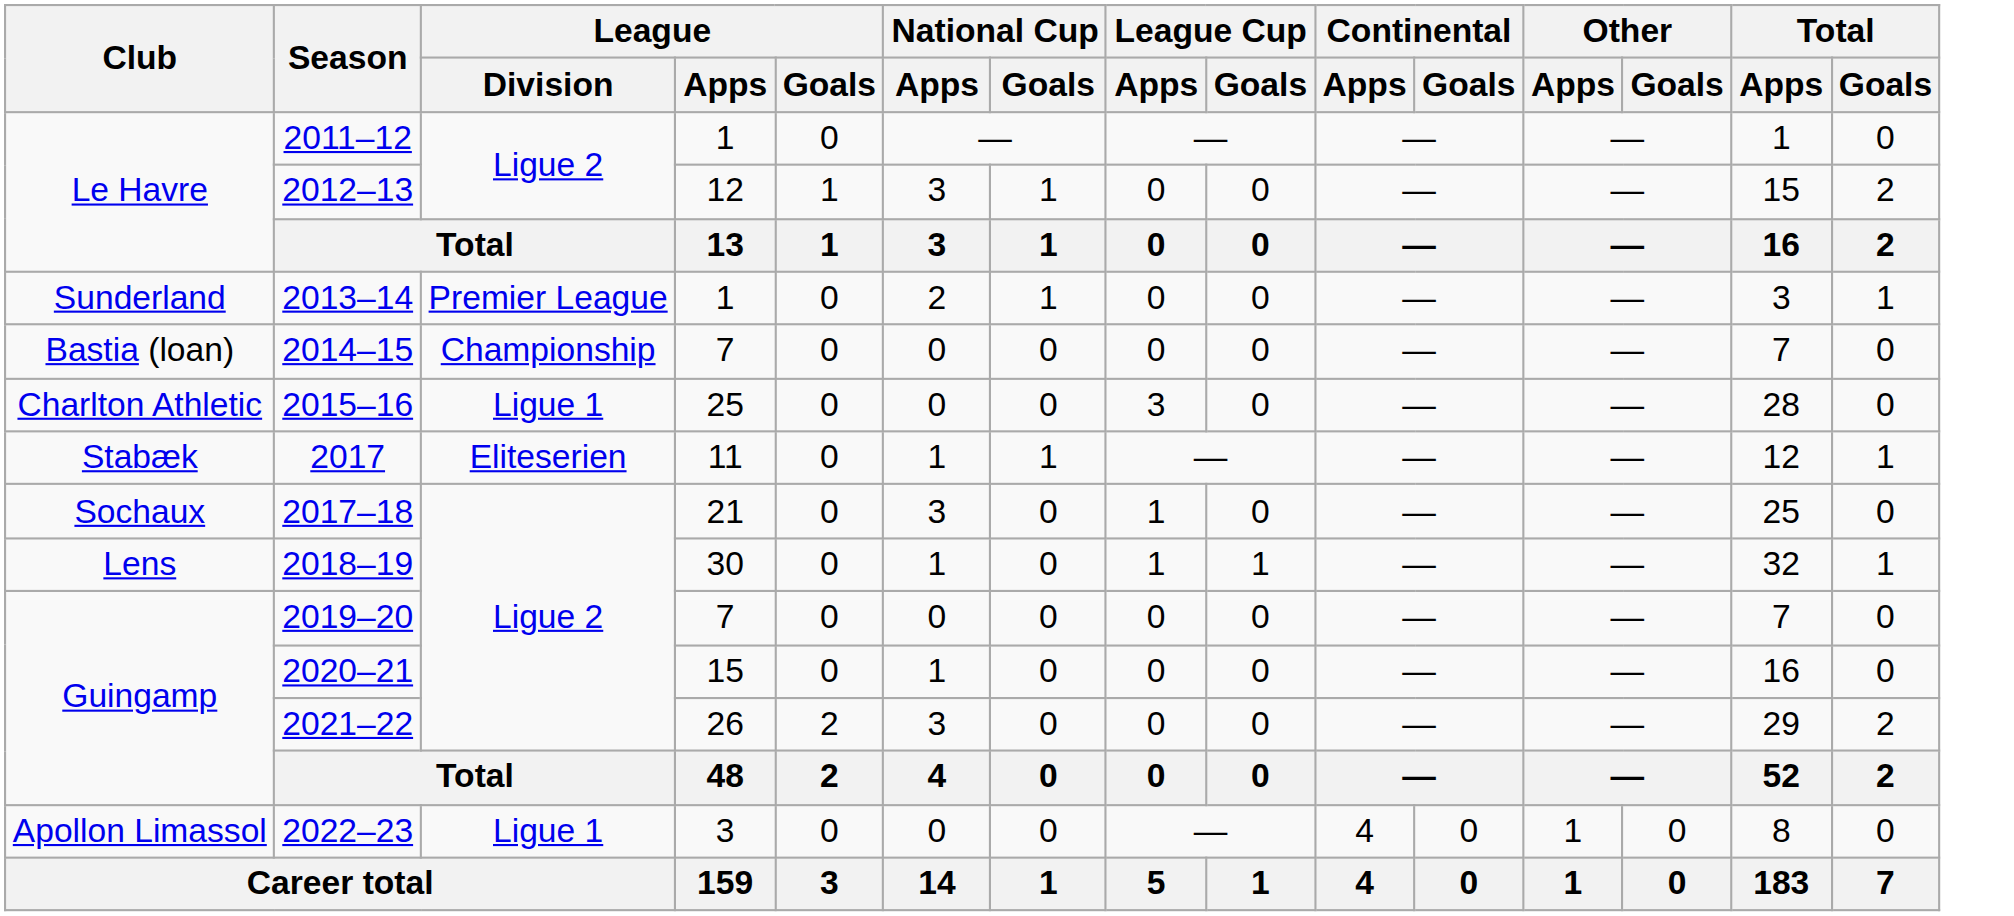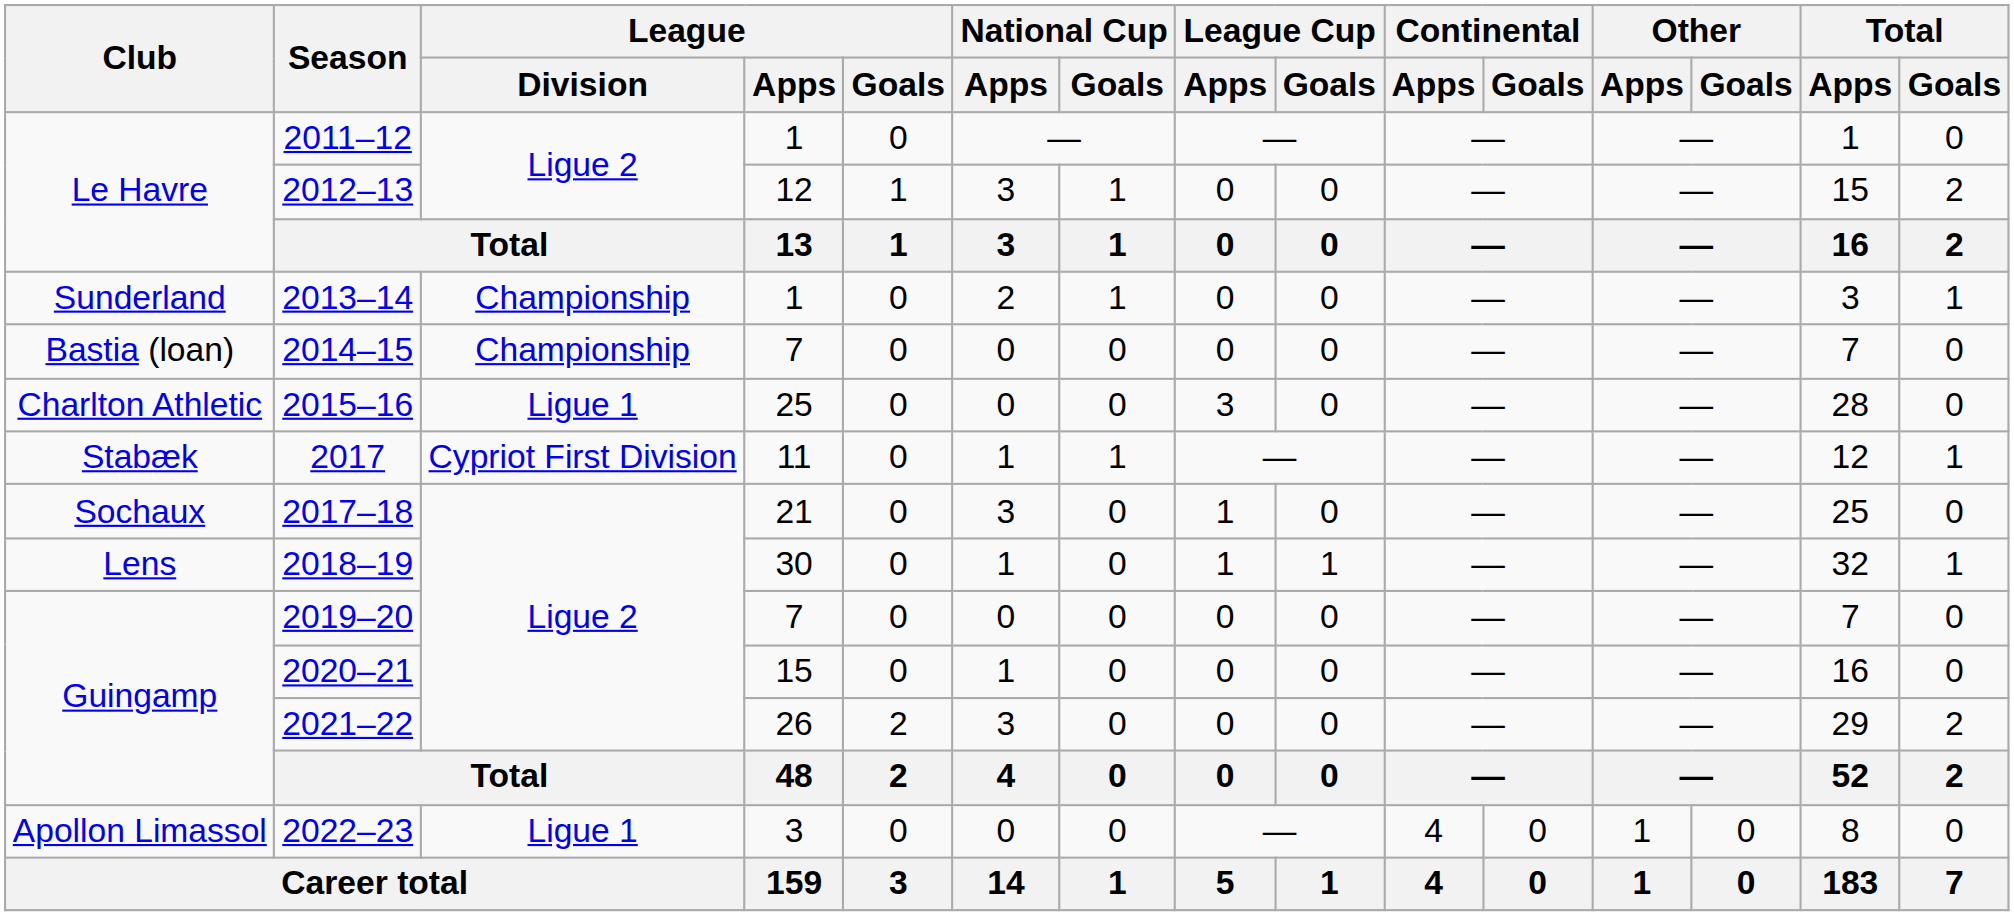(548, 297) Premier League -> (583, 297) Championship
(548, 457) Eliteserien -> (583, 457) Cypriot First Division
